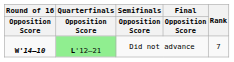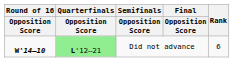(218, 46) 7 -> (218, 46) 6
